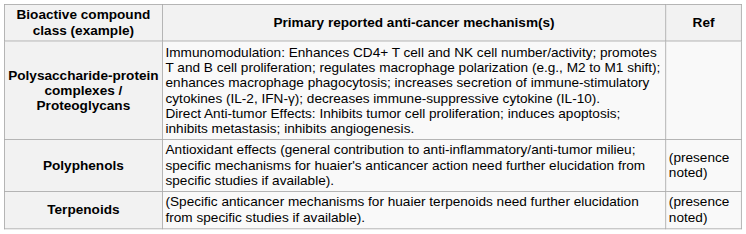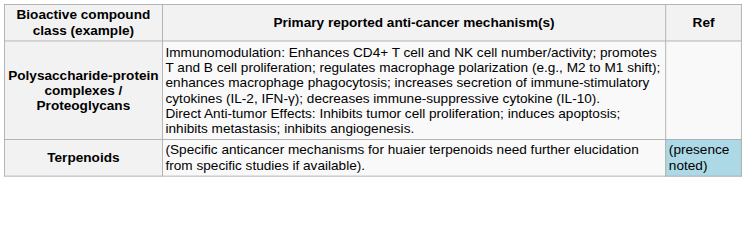- row: (83, 165)
(699, 210) no background -> (699, 157) lightblue background
